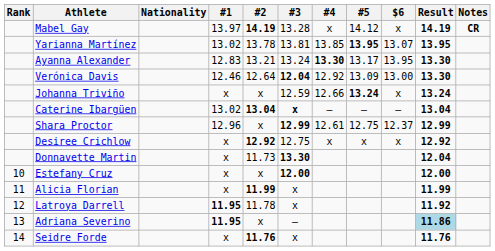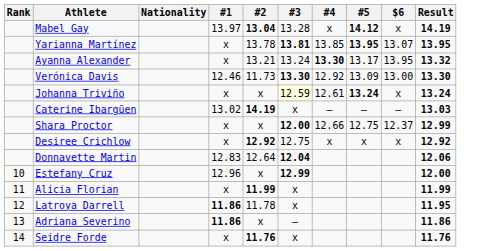- column: (473, 12)
(261, 29) 14.19 -> (261, 29) 13.04
(364, 29) normal -> (364, 29) bold
(226, 45) 13.02 -> (226, 45) x
(295, 45) normal -> (295, 45) bold
(226, 61) 12.83 -> (226, 61) x
(436, 61) 13.30 -> (436, 61) 13.32
(261, 77) 12.64 -> (261, 77) 11.73
(295, 77) 12.04 -> (295, 77) 13.30
(295, 93) no background -> (295, 93) lightyellow background
(329, 93) 12.66 -> (329, 93) 12.61
(261, 109) 13.04 -> (261, 109) 14.19
(295, 109) bold -> (295, 109) normal
(436, 109) 13.04 -> (436, 109) 13.03
(226, 125) 12.96 -> (226, 125) x
(295, 125) 12.99 -> (295, 125) 12.00
(329, 125) 12.61 -> (329, 125) 12.66
(226, 157) x -> (226, 157) 12.83
(261, 157) 11.73 -> (261, 157) 12.64
(295, 157) 13.30 -> (295, 157) 12.04
(436, 157) 12.04 -> (436, 157) 12.06
(226, 173) x -> (226, 173) 12.96
(295, 173) 12.00 -> (295, 173) 12.99
(226, 206) 11.95 -> (226, 206) 11.86
(436, 206) 11.92 -> (436, 206) 11.95
(226, 222) 11.95 -> (226, 222) 11.86
(436, 222) lightblue background -> (436, 222) no background
